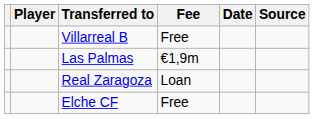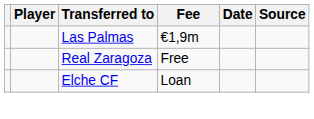- row: (95, 37)
(176, 80) Loan -> (175, 59) Free
(175, 102) Free -> (176, 80) Loan
